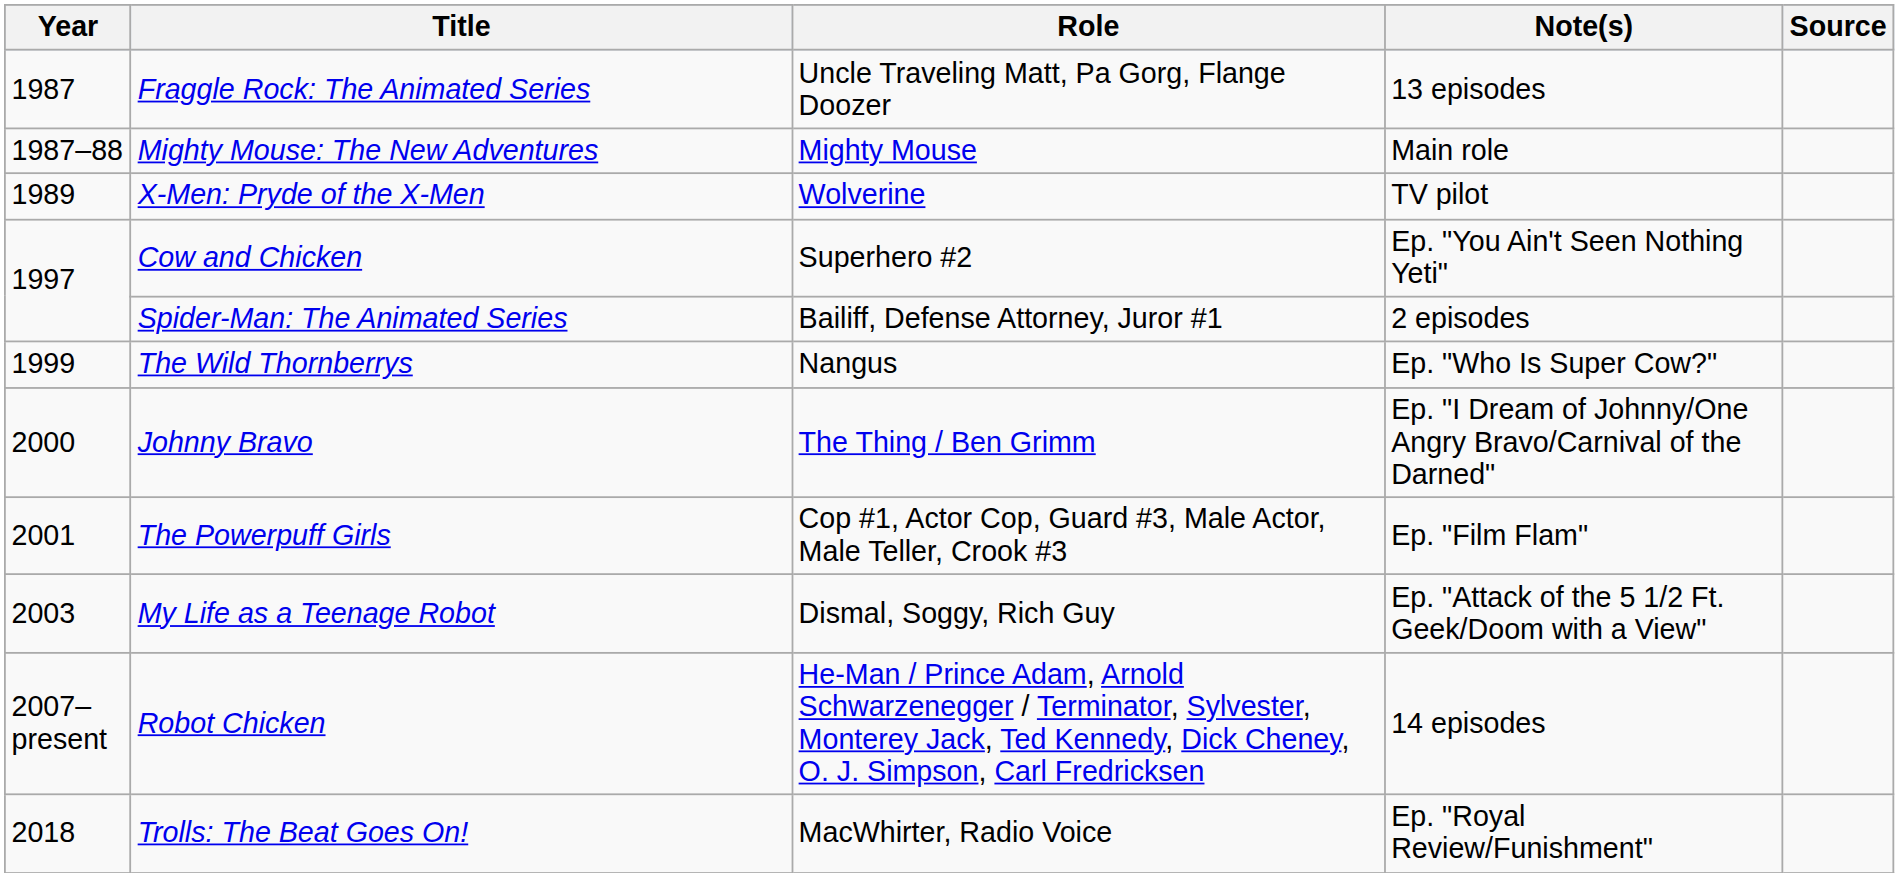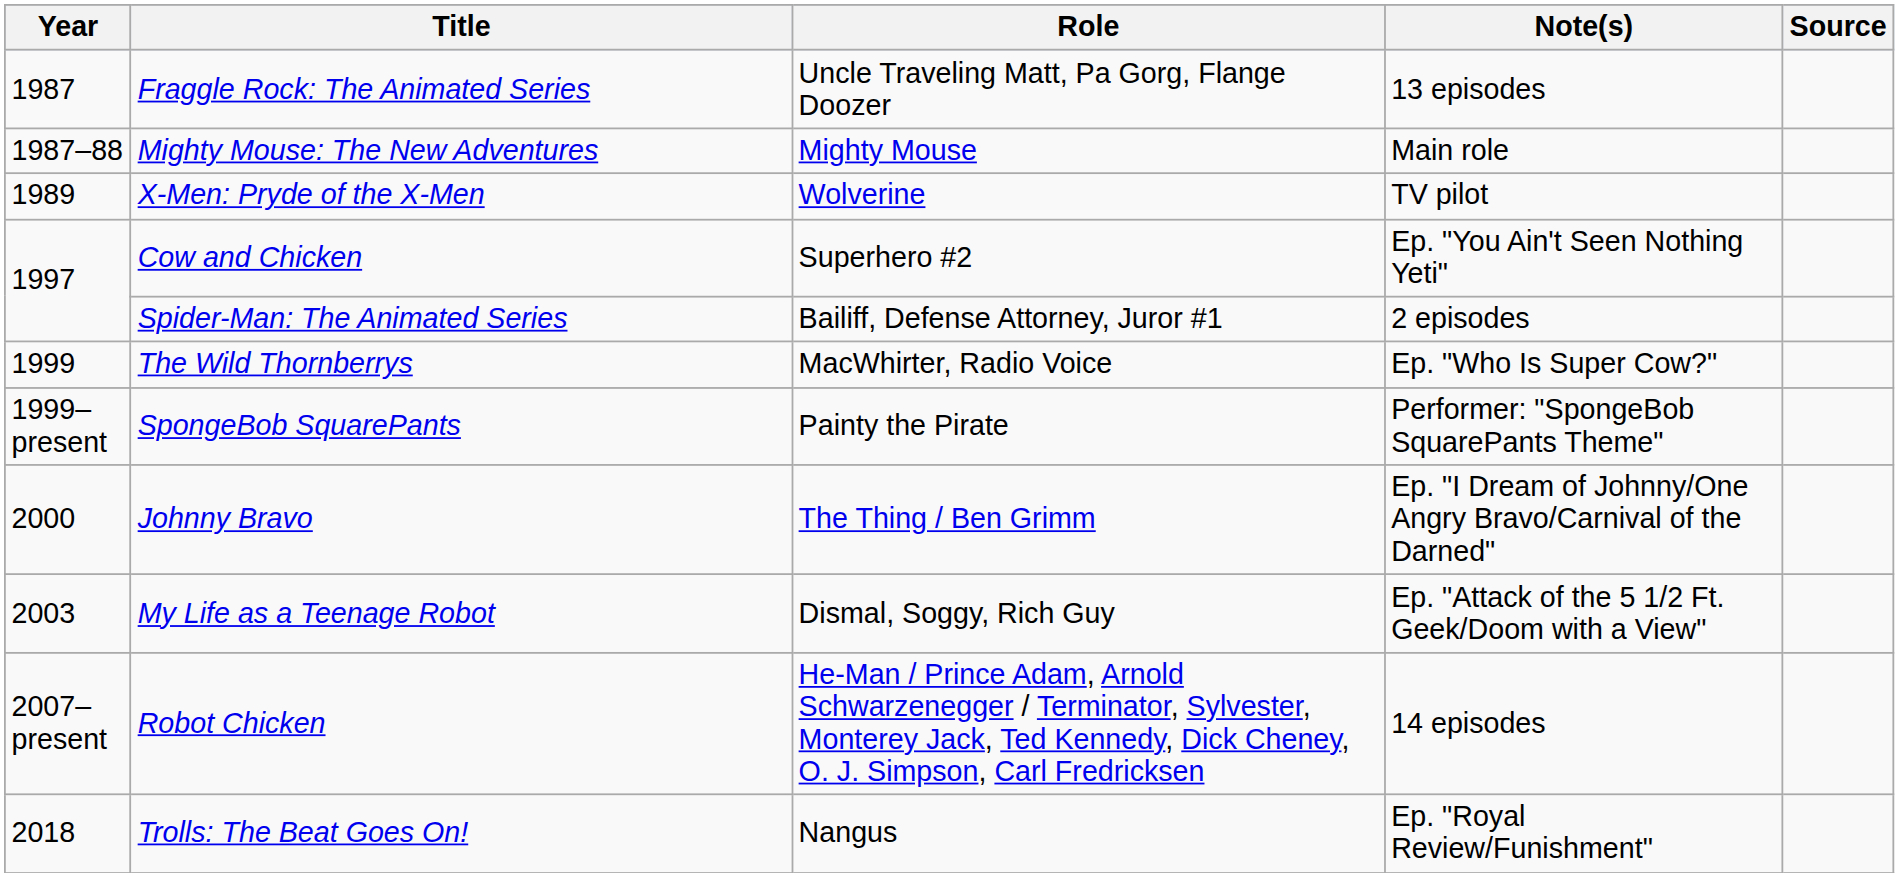(848, 364) Nangus -> (955, 364) MacWhirter, Radio Voice
+ row: (299, 425)
- row: (264, 535)
(955, 832) MacWhirter, Radio Voice -> (848, 832) Nangus
